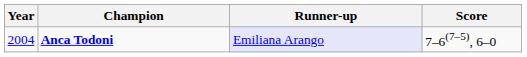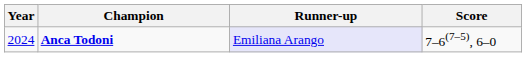(21, 39) 2004 -> (21, 39) 2024
